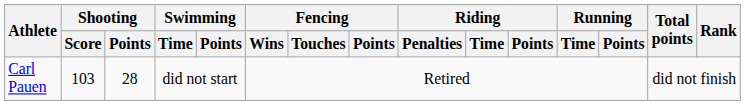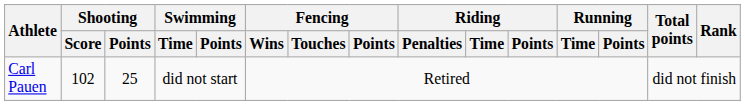(83, 78) 103 -> (83, 78) 102
(130, 78) 28 -> (130, 78) 25
